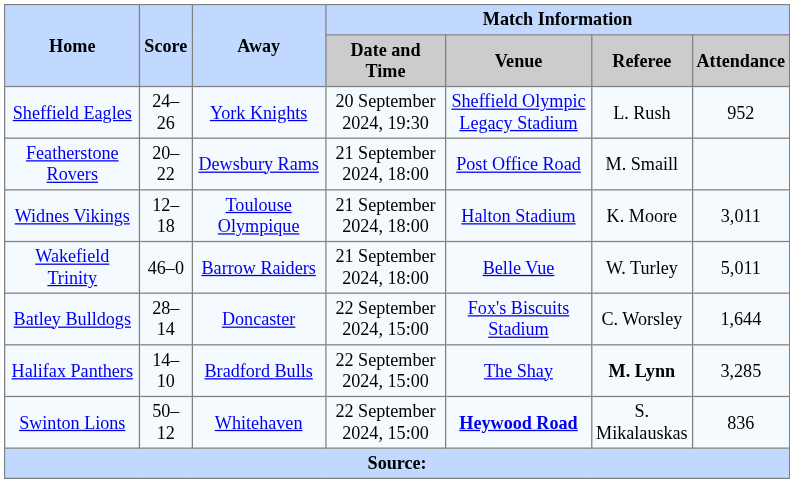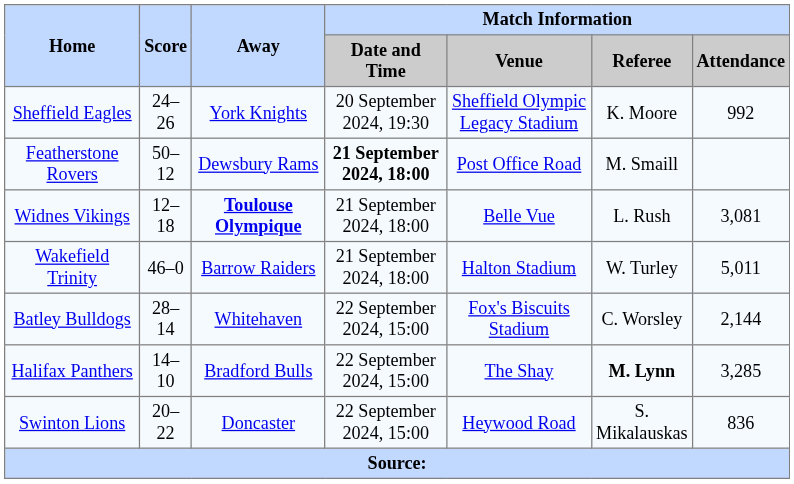(642, 112) L. Rush -> (642, 112) K. Moore
(741, 112) 952 -> (741, 112) 992
(166, 163) 20–22 -> (166, 163) 50–12
(385, 163) normal -> (386, 163) bold
(259, 215) normal -> (258, 215) bold
(518, 215) Halton Stadium -> (519, 215) Belle Vue
(642, 215) K. Moore -> (642, 215) L. Rush
(741, 215) 3,011 -> (741, 215) 3,081
(519, 267) Belle Vue -> (519, 267) Halton Stadium
(259, 318) Doncaster -> (258, 318) Whitehaven
(741, 318) 1,644 -> (741, 318) 2,144
(166, 422) 50–12 -> (166, 422) 20–22
(259, 422) Whitehaven -> (258, 422) Doncaster
(519, 422) bold -> (519, 422) normal
